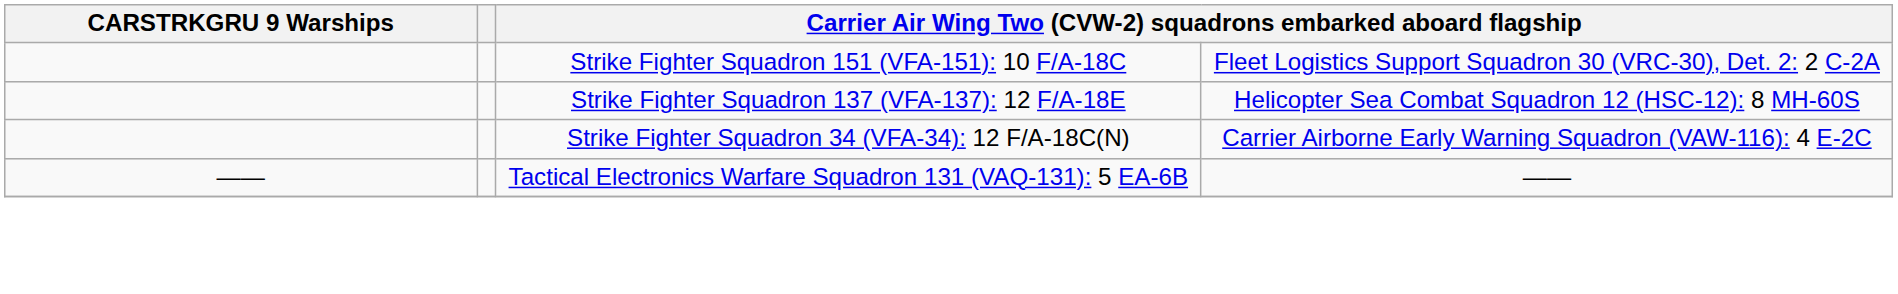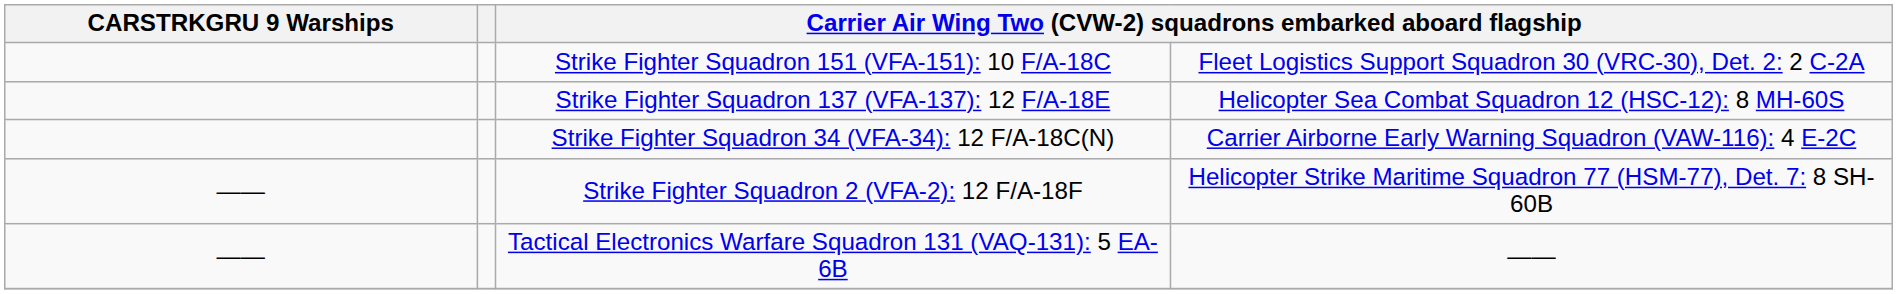+ row: (833, 190)
